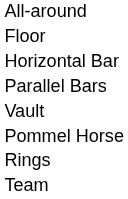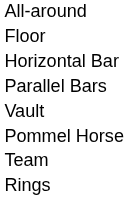rows swapped: (28, 160) <-> (26, 185)
